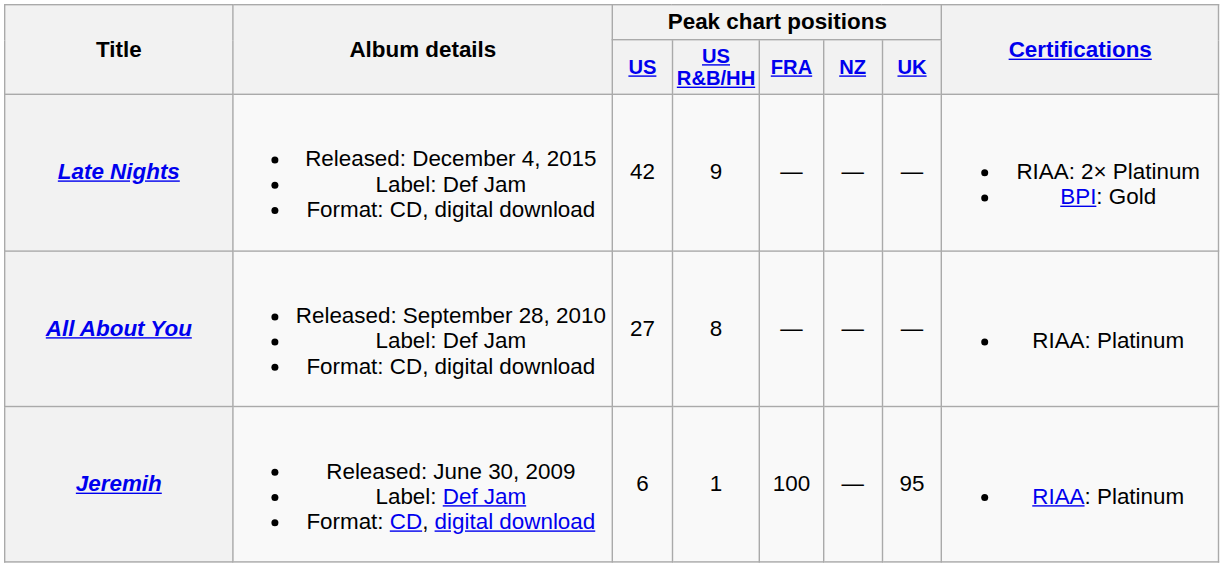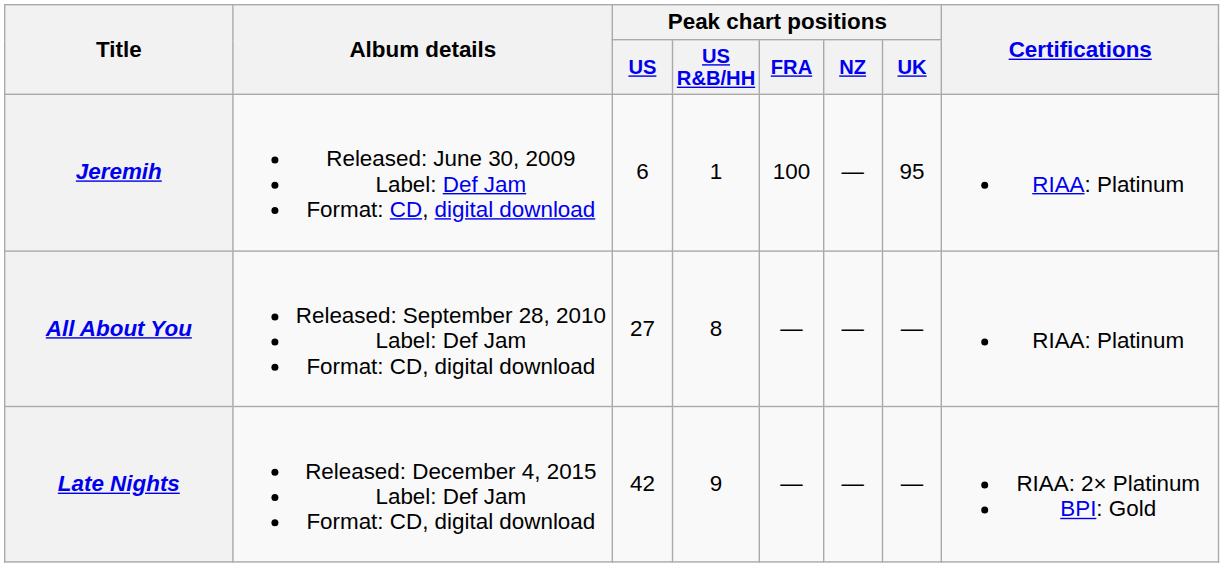rows swapped: (119, 484) <-> (119, 172)
